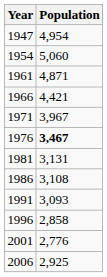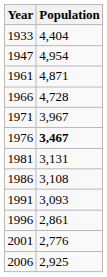+ row: (20, 35)
- row: (20, 55)
(54, 96) 4,421 -> (54, 96) 4,728
(54, 220) 2,858 -> (54, 220) 2,861
